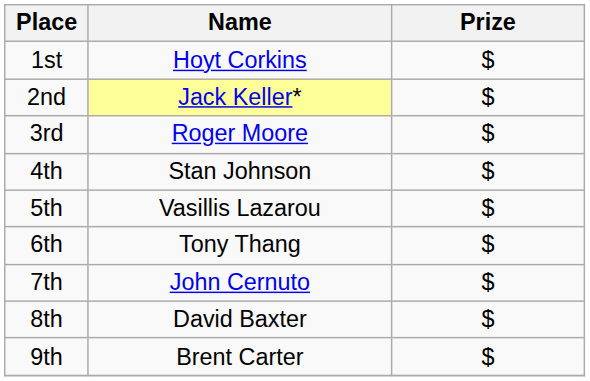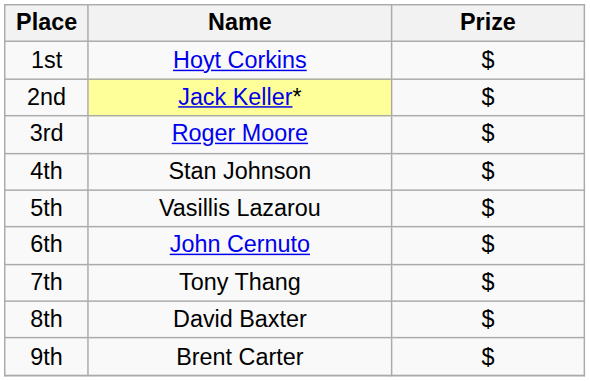(240, 245) Tony Thang -> (240, 245) John Cernuto
(240, 282) John Cernuto -> (240, 282) Tony Thang
